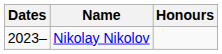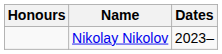columns swapped: (27, 15) <-> (185, 15)
